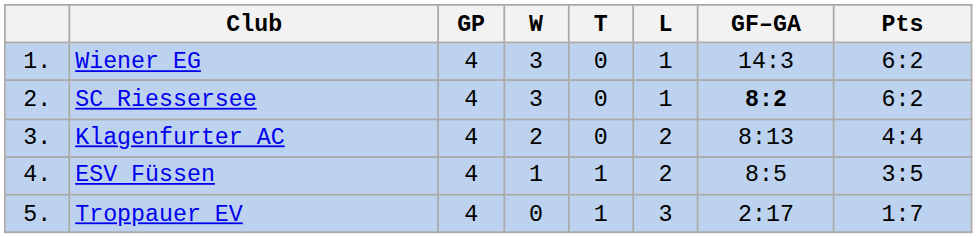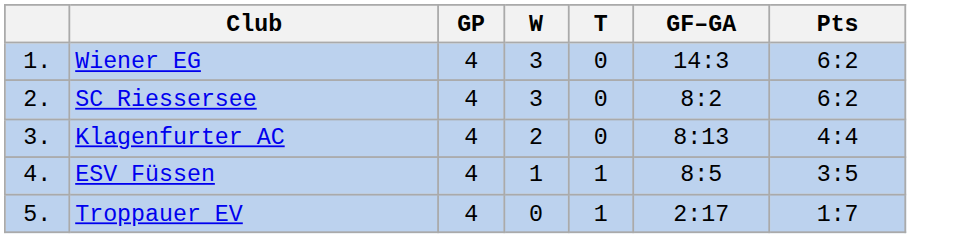- column: (665, 24)
(766, 100) bold -> (701, 100) normal
